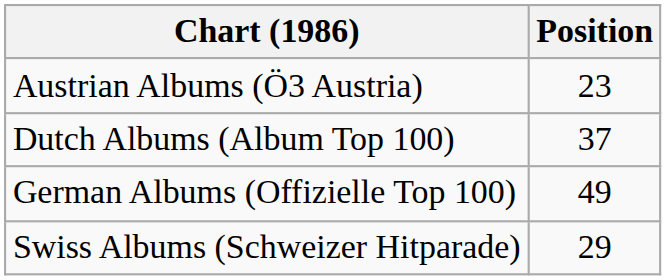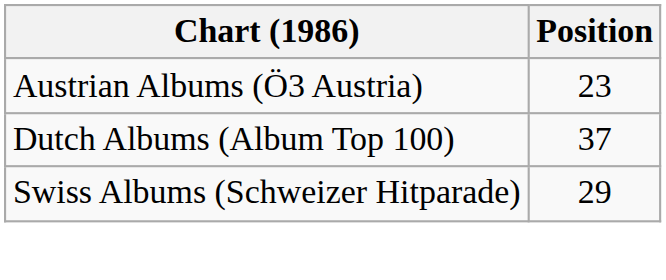- row: (264, 192)
